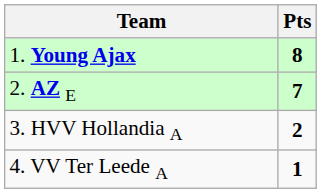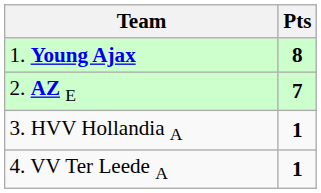(297, 130) 2 -> (297, 130) 1
